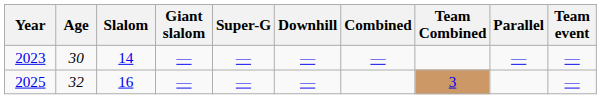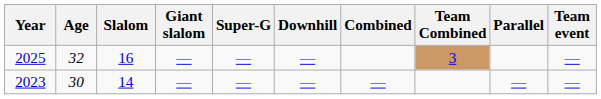rows swapped: (30, 57) <-> (30, 81)
